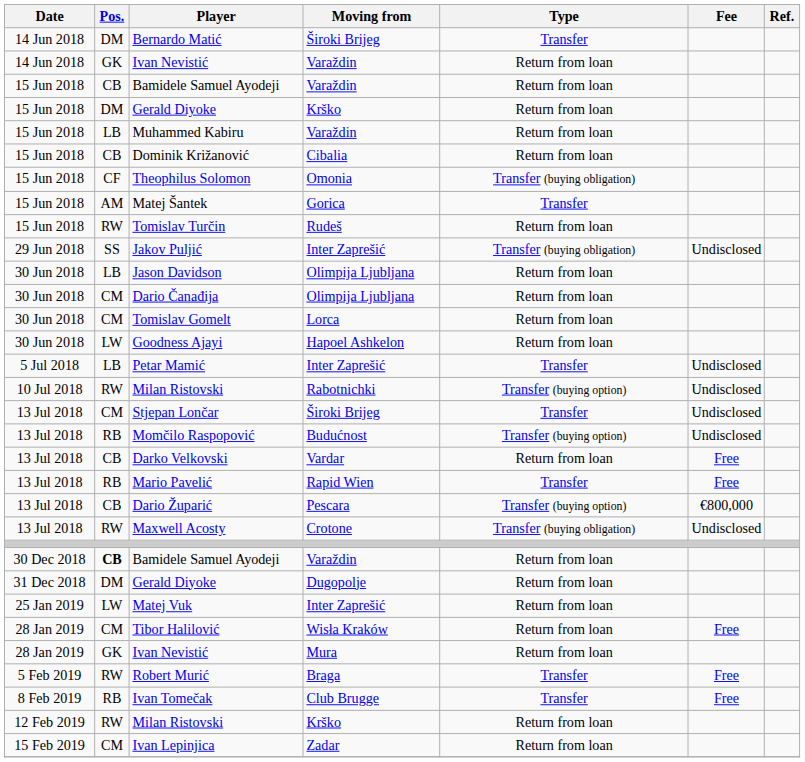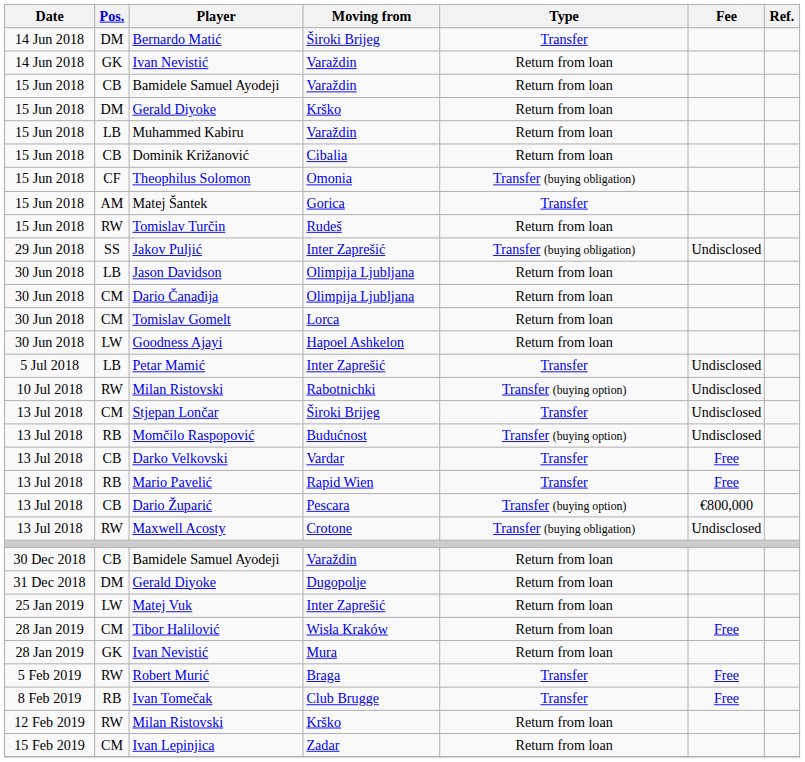(564, 459) Return from loan -> (564, 459) Transfer
(112, 558) bold -> (112, 558) normal
